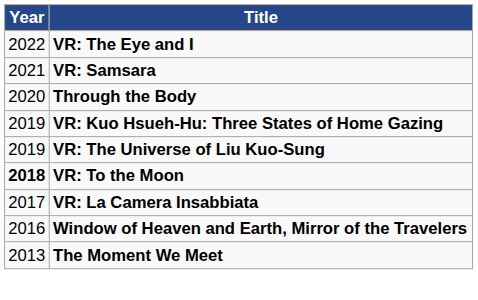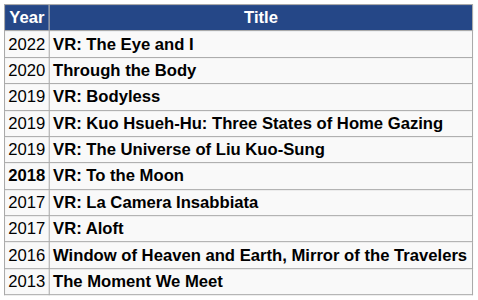- row: (104, 70)
+ row: (107, 96)
+ row: (88, 228)
